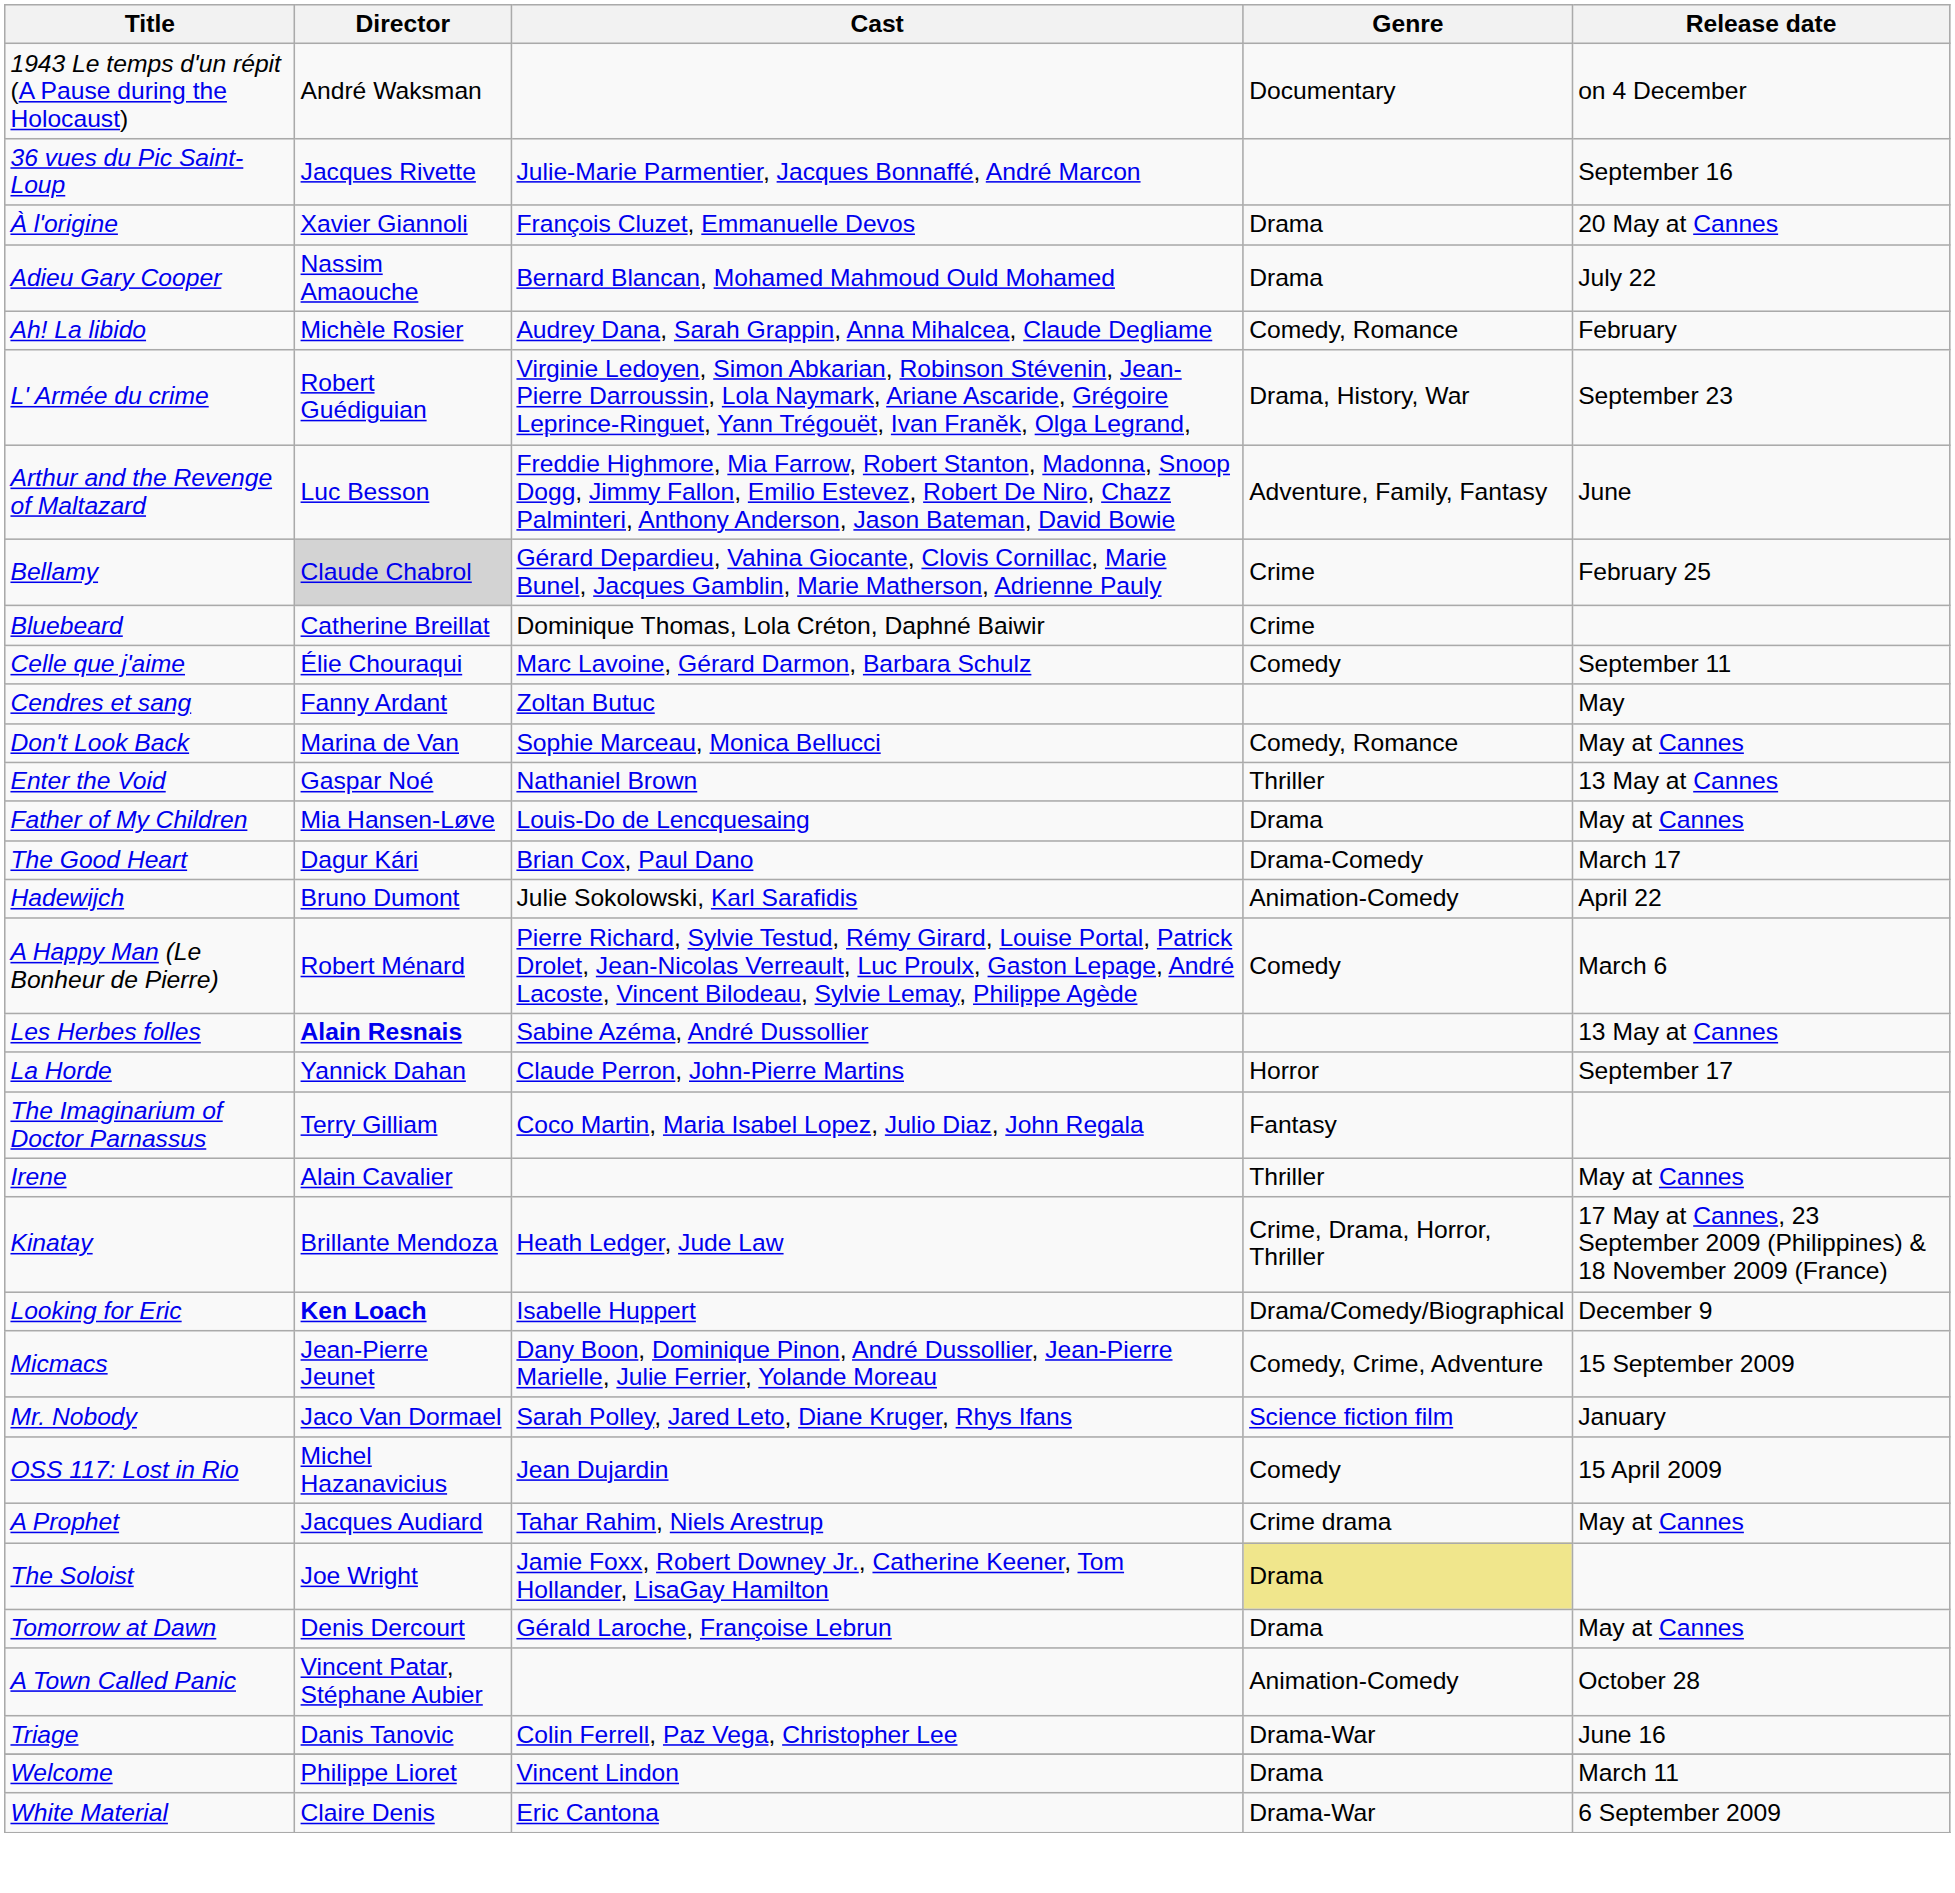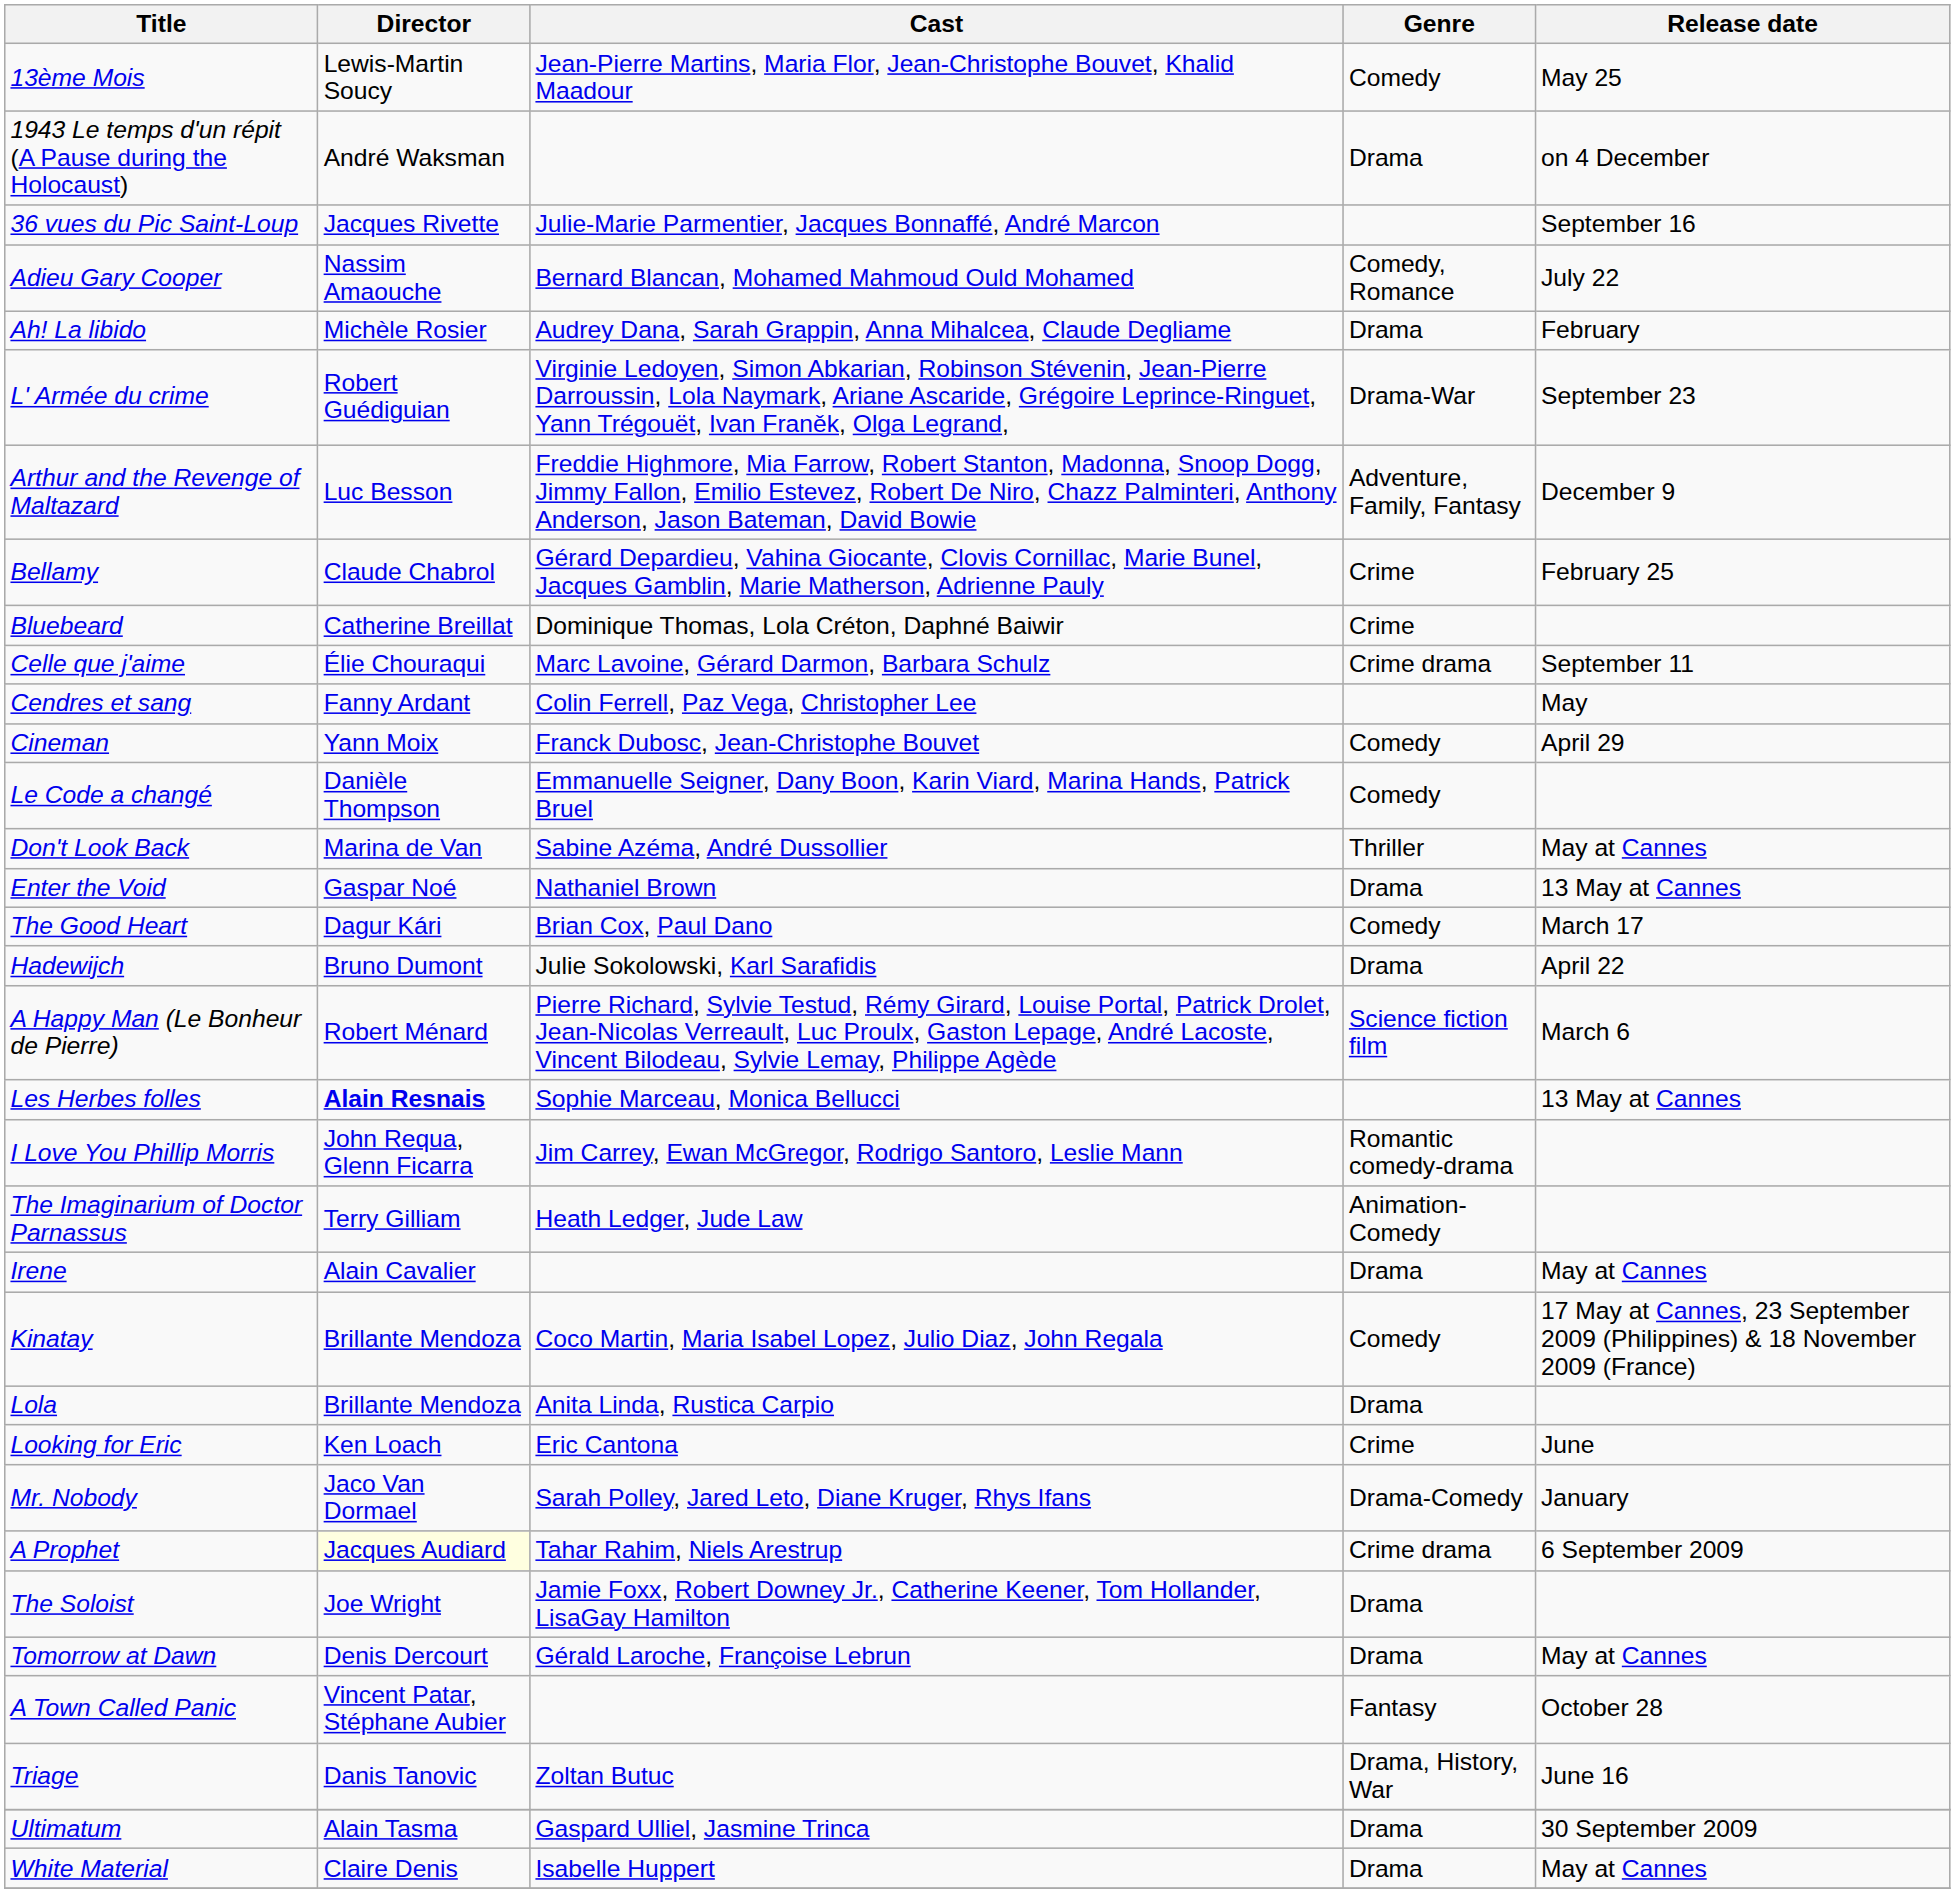+ row: (78, 76)
(1322, 90) Documentary -> (1386, 157) Drama
- row: (64, 224)
(1286, 277) Drama -> (1402, 277) Comedy, Romance
(1354, 330) Comedy, Romance -> (1386, 330) Drama
(1359, 397) Drama, History, War -> (1412, 397) Drama-War
(1605, 491) June -> (1608, 491) December 9
(386, 572) lightgrey background -> (409, 572) no background
(1295, 664) Comedy -> (1420, 664) Crime drama
(586, 703) Zoltan Butuc -> (756, 703) Colin Ferrell, Paz Vega, Christopher Lee
+ row: (60, 742)
+ row: (111, 795)
(699, 742) Sophie Marceau, Monica Bellucci -> (711, 848) Sabine Azéma, André Dussollier
(1354, 742) Comedy, Romance -> (1387, 848) Thriller
(1287, 781) Thriller -> (1386, 887) Drama
- row: (129, 820)
(1336, 859) Drama-Comedy -> (1395, 926) Comedy
(1354, 898) Animation-Comedy -> (1386, 965) Drama
(1295, 965) Comedy -> (1428, 1032) Science fiction film
(692, 1032) Sabine Azéma, André Dussollier -> (718, 1099) Sophie Marceau, Monica Bellucci
- row: (61, 1071)
+ row: (142, 1152)
(830, 1124) Coco Martin, Maria Isabel Lopez, Julio Diaz, John Regala -> (669, 1218) Heath Ledger, Jude Law
(1293, 1124) Fantasy -> (1408, 1218) Animation-Comedy
(1287, 1177) Thriller -> (1386, 1271) Drama
(650, 1244) Heath Ledger, Jude Law -> (849, 1338) Coco Martin, Maria Isabel Lopez, Julio Diaz, John Regala
(1370, 1244) Crime, Drama, Horror, Thriller -> (1395, 1338) Comedy
+ row: (34, 1405)
(364, 1310) bold -> (383, 1444) normal
(606, 1310) Isabelle Huppert -> (607, 1444) Eric Cantona
(1407, 1310) Drama/Comedy/Biographical -> (1382, 1444) Crime
(1645, 1310) December 9 -> (1568, 1444) June
- row: (59, 1363)
(1351, 1416) Science fiction film -> (1436, 1497) Drama-Comedy
- row: (125, 1469)
(392, 1522) no background -> (415, 1550) lightyellow background
(1661, 1522) May at Cannes -> (1642, 1550) 6 September 2009
(1286, 1575) khaki background -> (1386, 1603) no background
(1354, 1681) Animation-Comedy -> (1393, 1709) Fantasy
(737, 1734) Colin Ferrell, Paz Vega, Christopher Lee -> (605, 1775) Zoltan Butuc
(1312, 1734) Drama-War -> (1434, 1775) Drama, History, War
+ row: (66, 1828)
- row: (62, 1773)
(588, 1812) Eric Cantona -> (625, 1867) Isabelle Huppert
(1312, 1812) Drama-War -> (1386, 1867) Drama
(1680, 1812) 6 September 2009 -> (1624, 1867) May at Cannes
